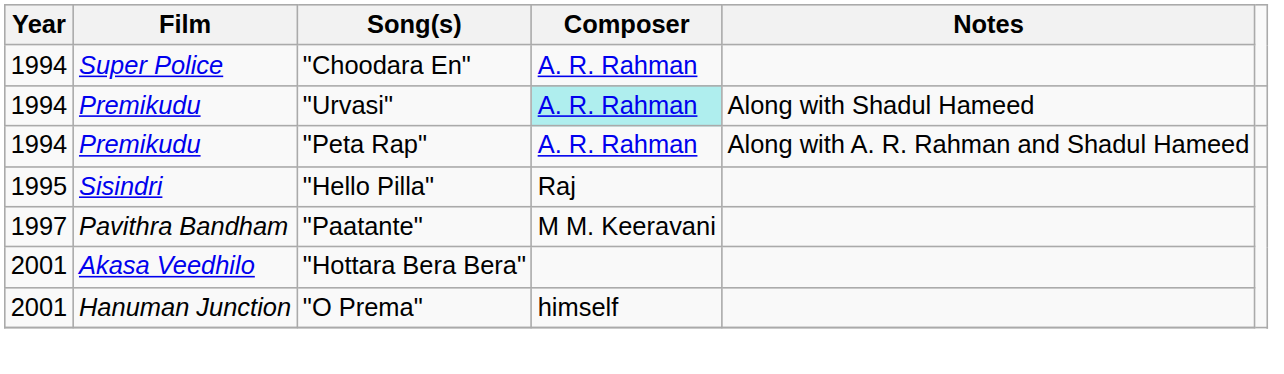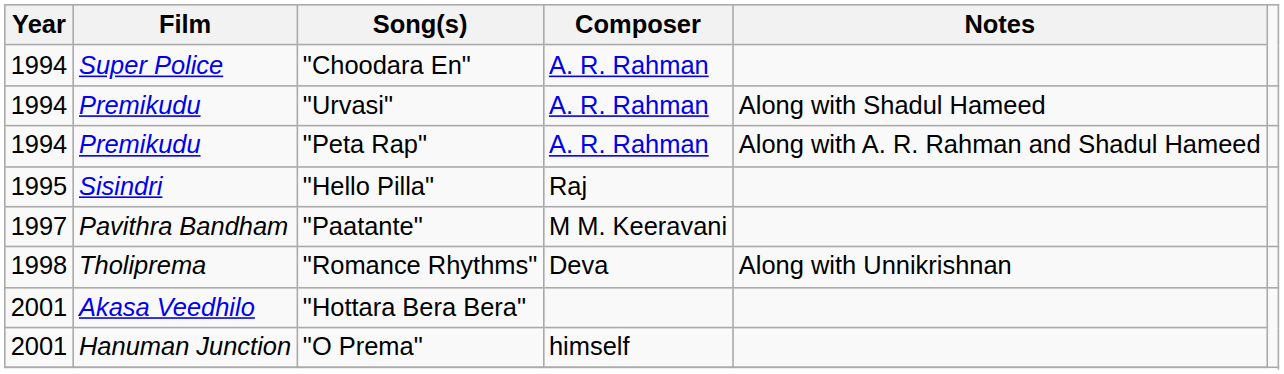(618, 105) paleturquoise background -> (629, 105) no background
+ row: (420, 266)
